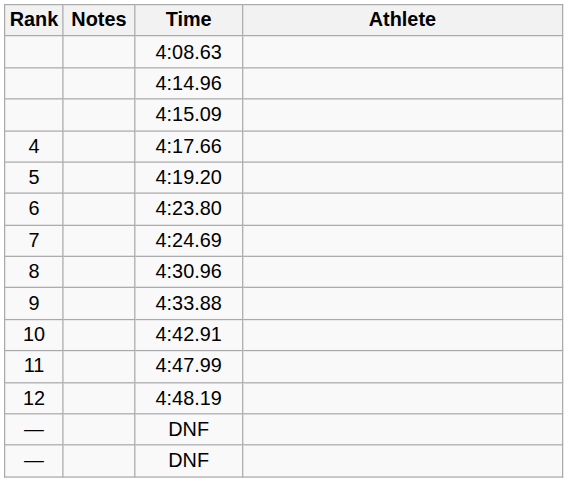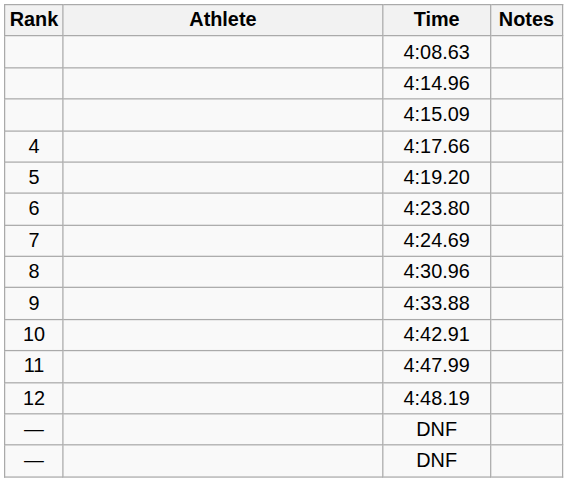columns swapped: (402, 20) <-> (99, 20)
